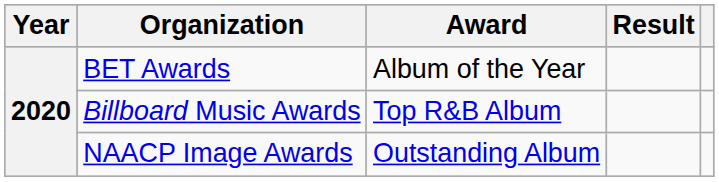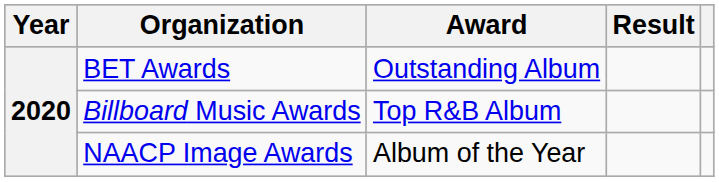(479, 68) Album of the Year -> (487, 68) Outstanding Album
(487, 153) Outstanding Album -> (479, 153) Album of the Year
